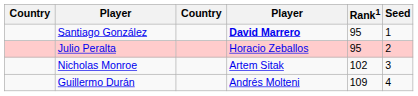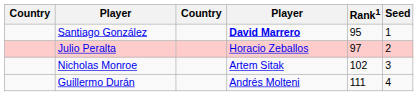(356, 49) 95 -> (356, 49) 97
(358, 82) 109 -> (358, 82) 111
